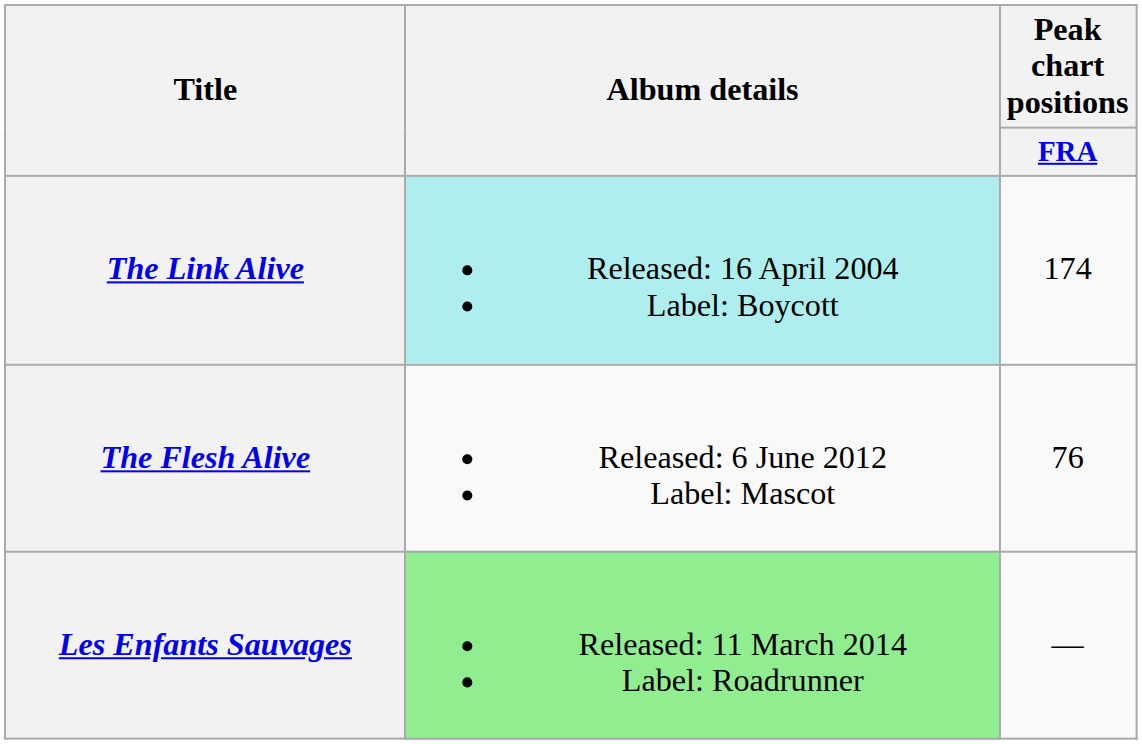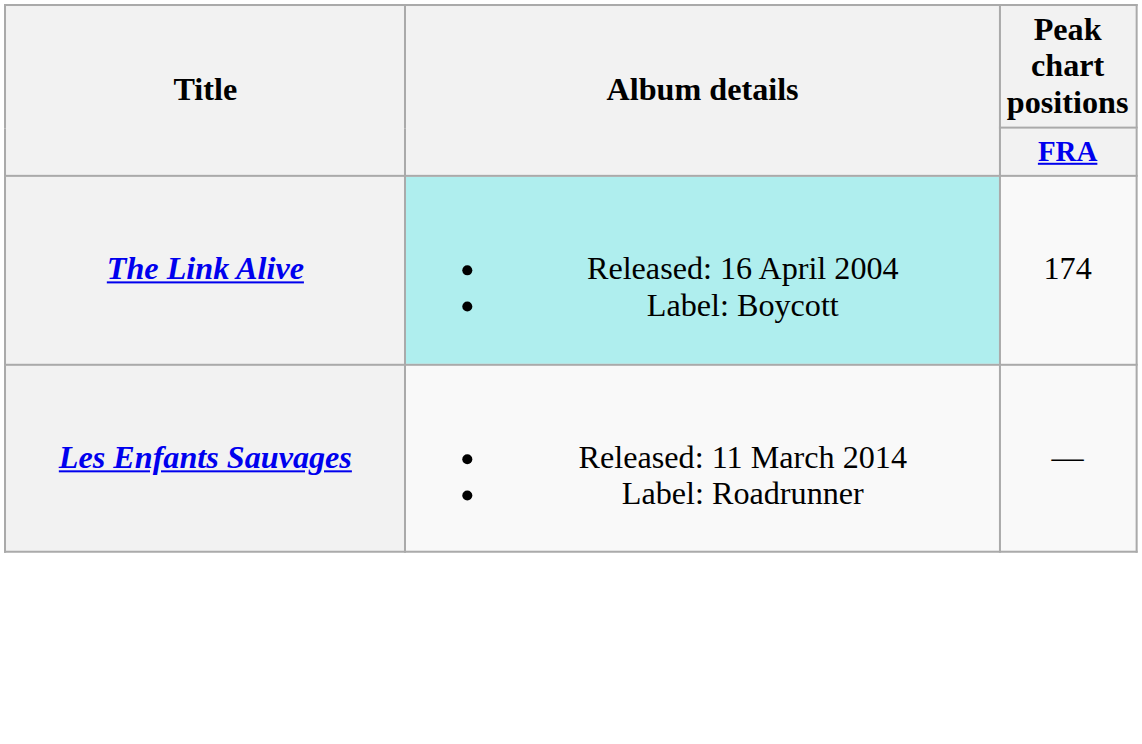- row: (205, 457)
(703, 663) lightgreen background -> (703, 476) no background
